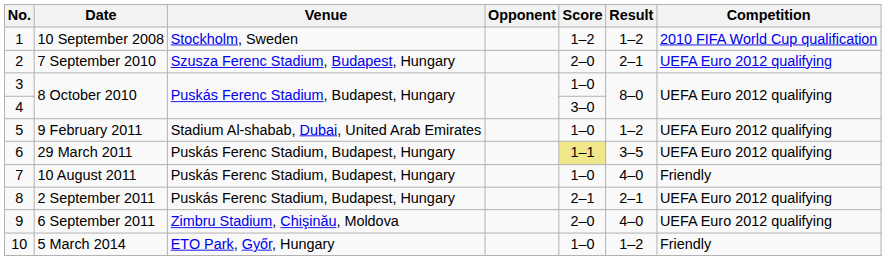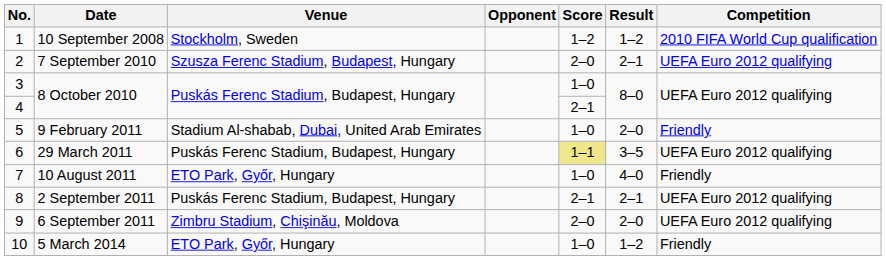(583, 107) 3–0 -> (583, 107) 2–1
(631, 130) 1–2 -> (631, 130) 2–0
(746, 130) UEFA Euro 2012 qualifying -> (686, 130) Friendly
(313, 175) Puskás Ferenc Stadium, Budapest, Hungary -> (253, 175) ETO Park, Győr, Hungary
(631, 221) 4–0 -> (631, 221) 2–0
